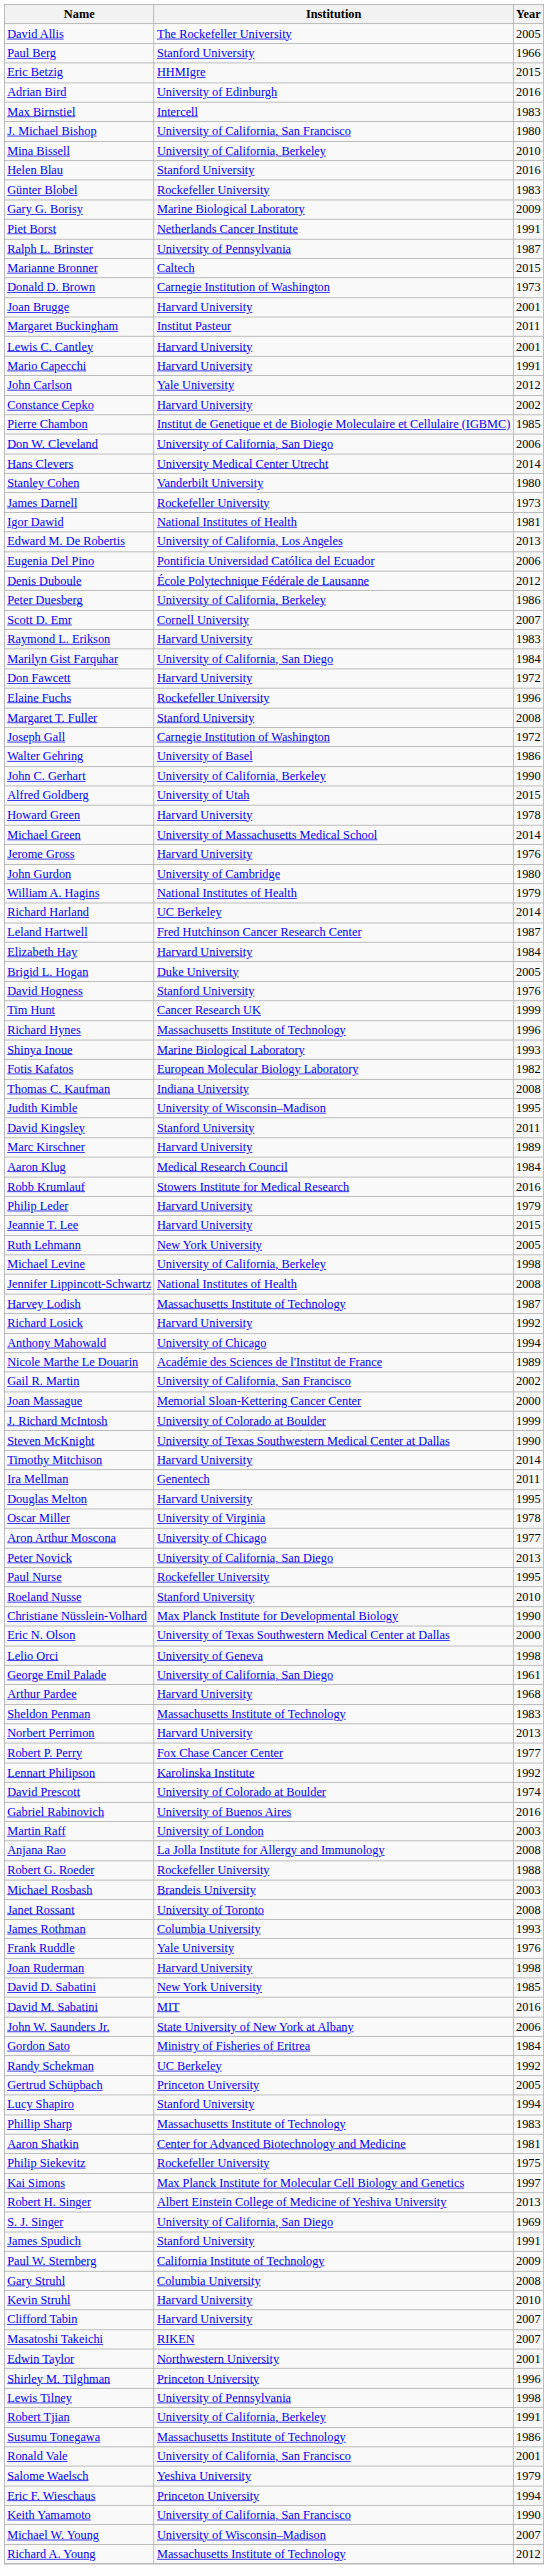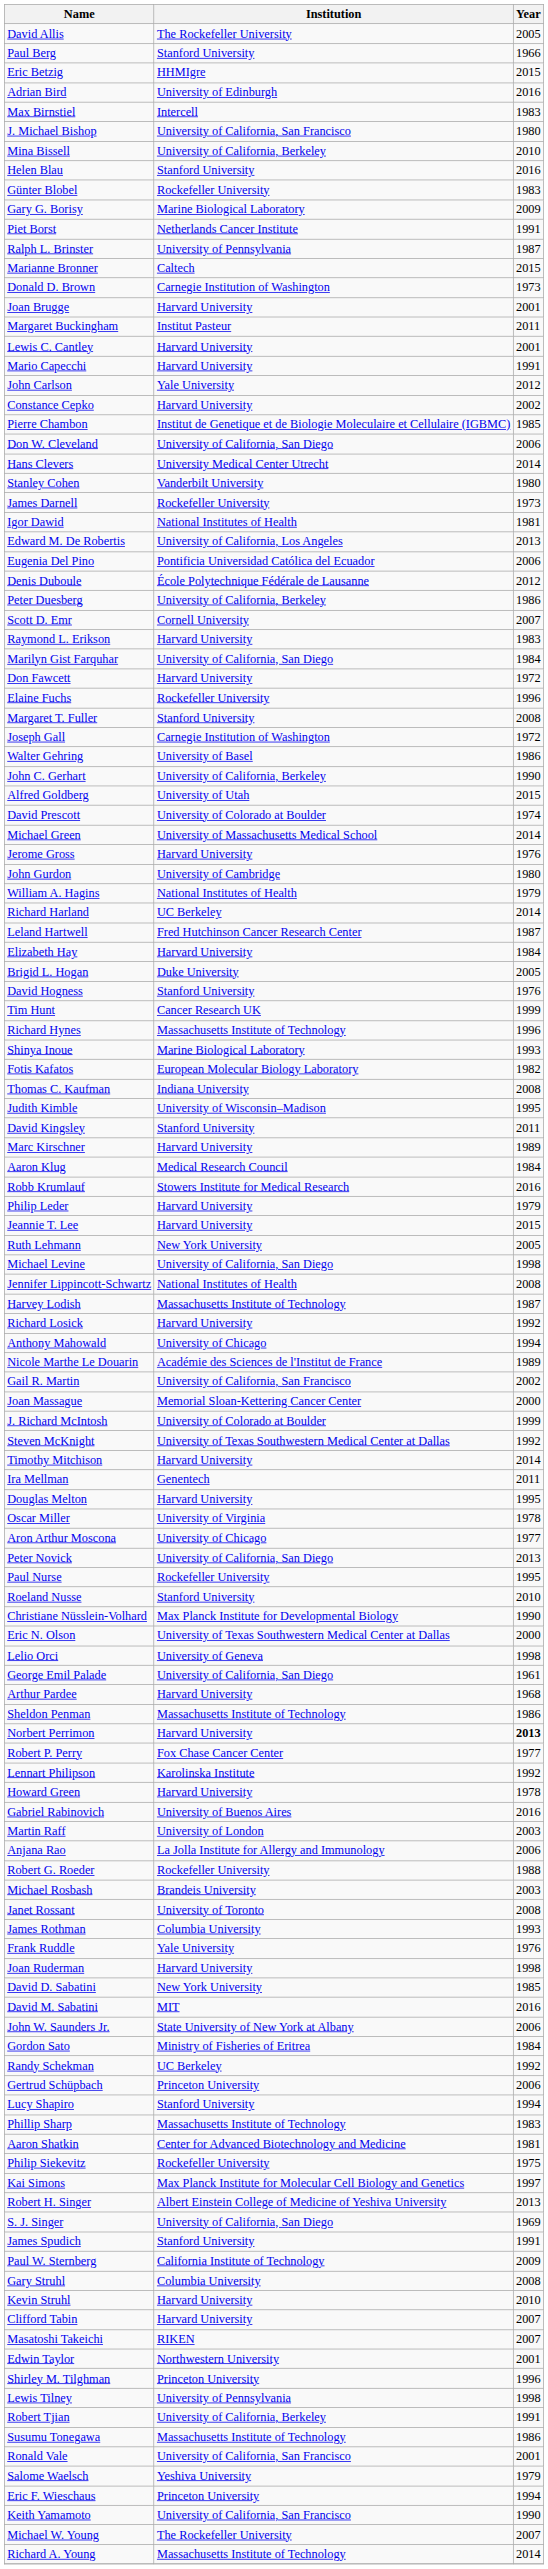rows swapped: (44, 815) <-> (44, 1792)
(241, 1264) University of California, Berkeley -> (245, 1264) University of California, San Diego
(528, 1440) 1990 -> (528, 1440) 1992
(528, 1714) 1983 -> (528, 1714) 1986
(528, 1733) normal -> (528, 1733) bold
(528, 1850) 2008 -> (528, 1850) 2006
(528, 2085) 2005 -> (528, 2085) 2006
(241, 2534) University of Wisconsin–Madison -> (224, 2534) The Rockefeller University
(528, 2554) 2012 -> (528, 2554) 2014
